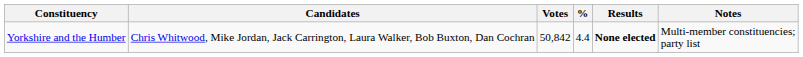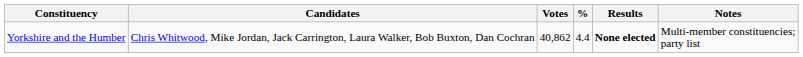(555, 37) 50,842 -> (555, 37) 40,862
